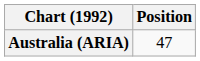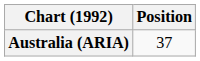(164, 42) 47 -> (164, 42) 37
